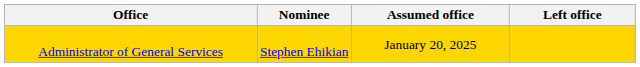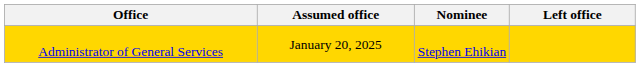columns swapped: (304, 15) <-> (430, 15)
